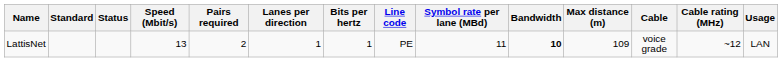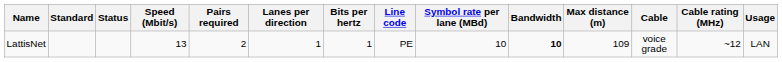(501, 44) 11 -> (501, 44) 10
